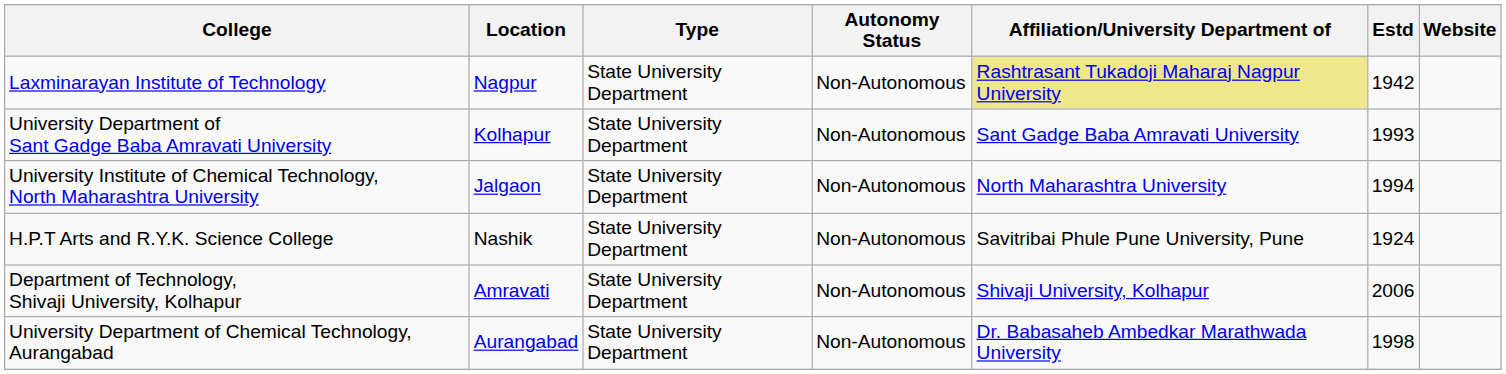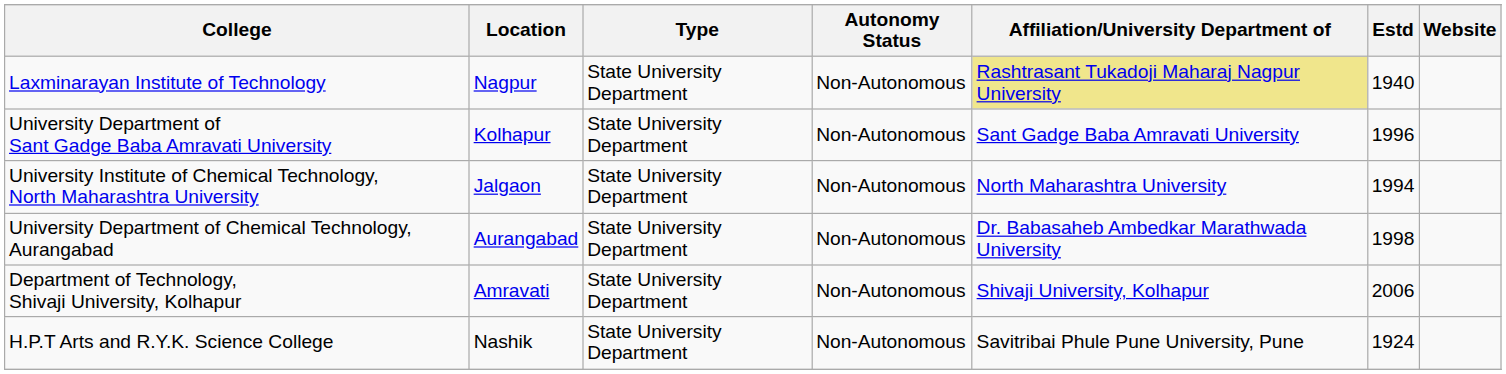(1393, 82) 1942 -> (1393, 82) 1940
(1393, 134) 1993 -> (1393, 134) 1996
rows swapped: (210, 342) <-> (171, 238)
